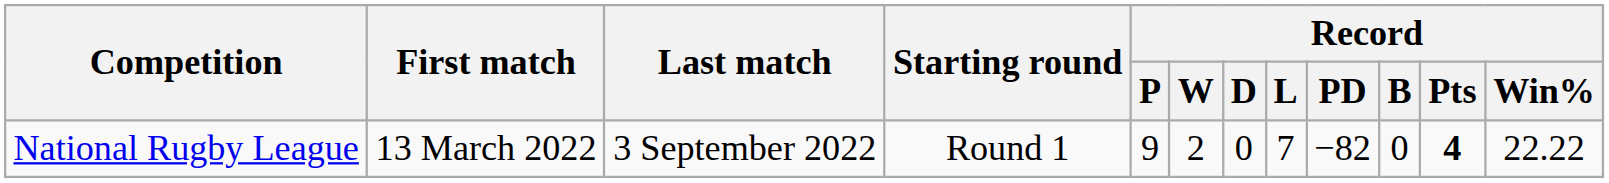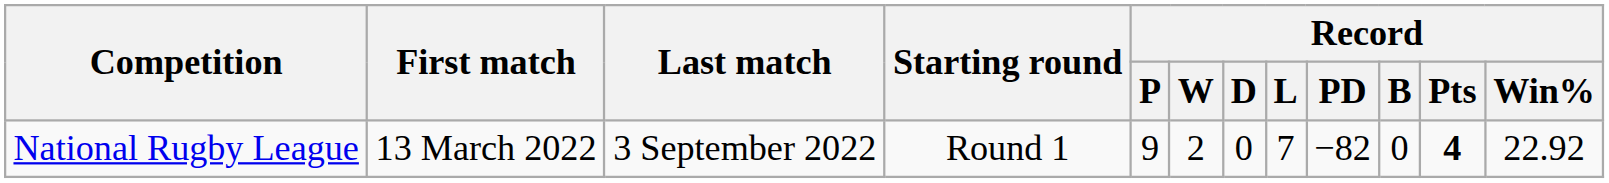(1544, 147) 22.22 -> (1544, 147) 22.92
